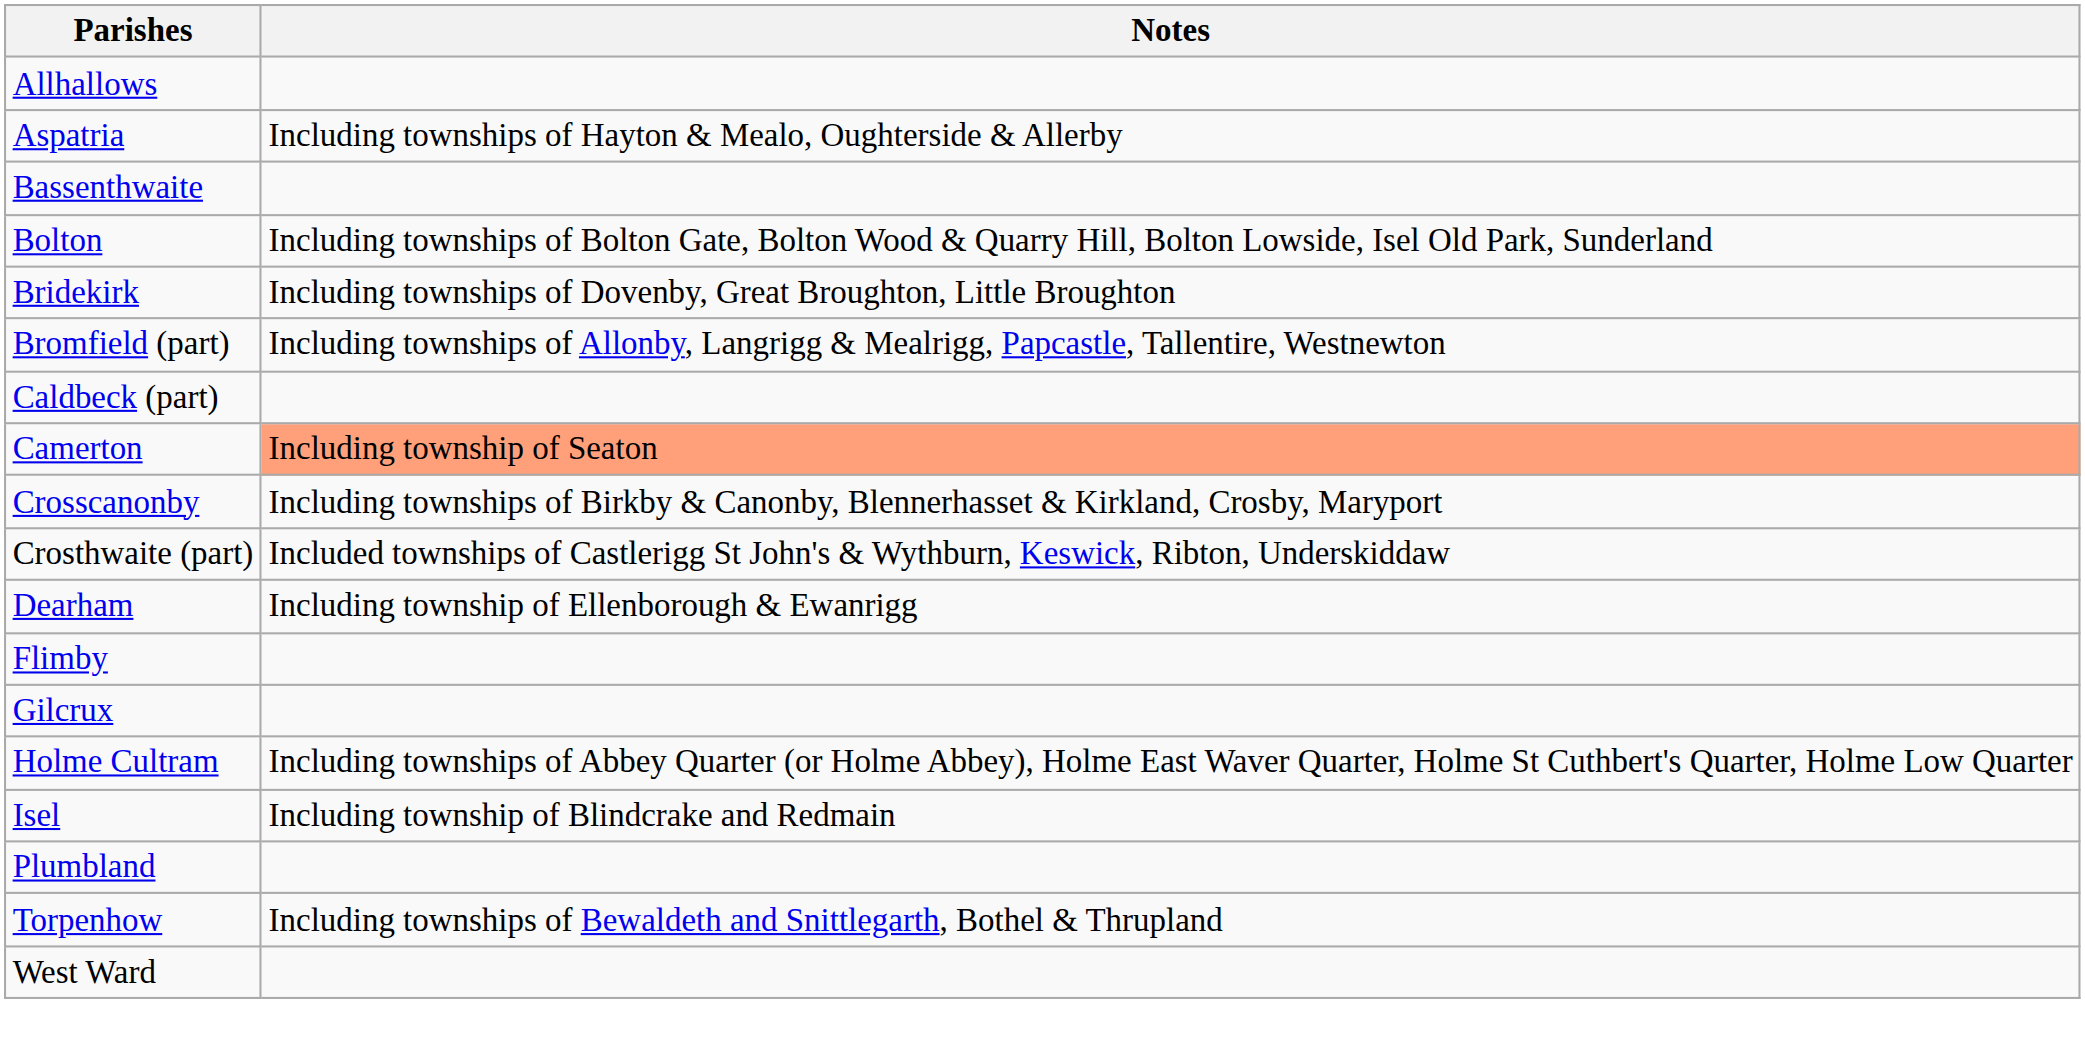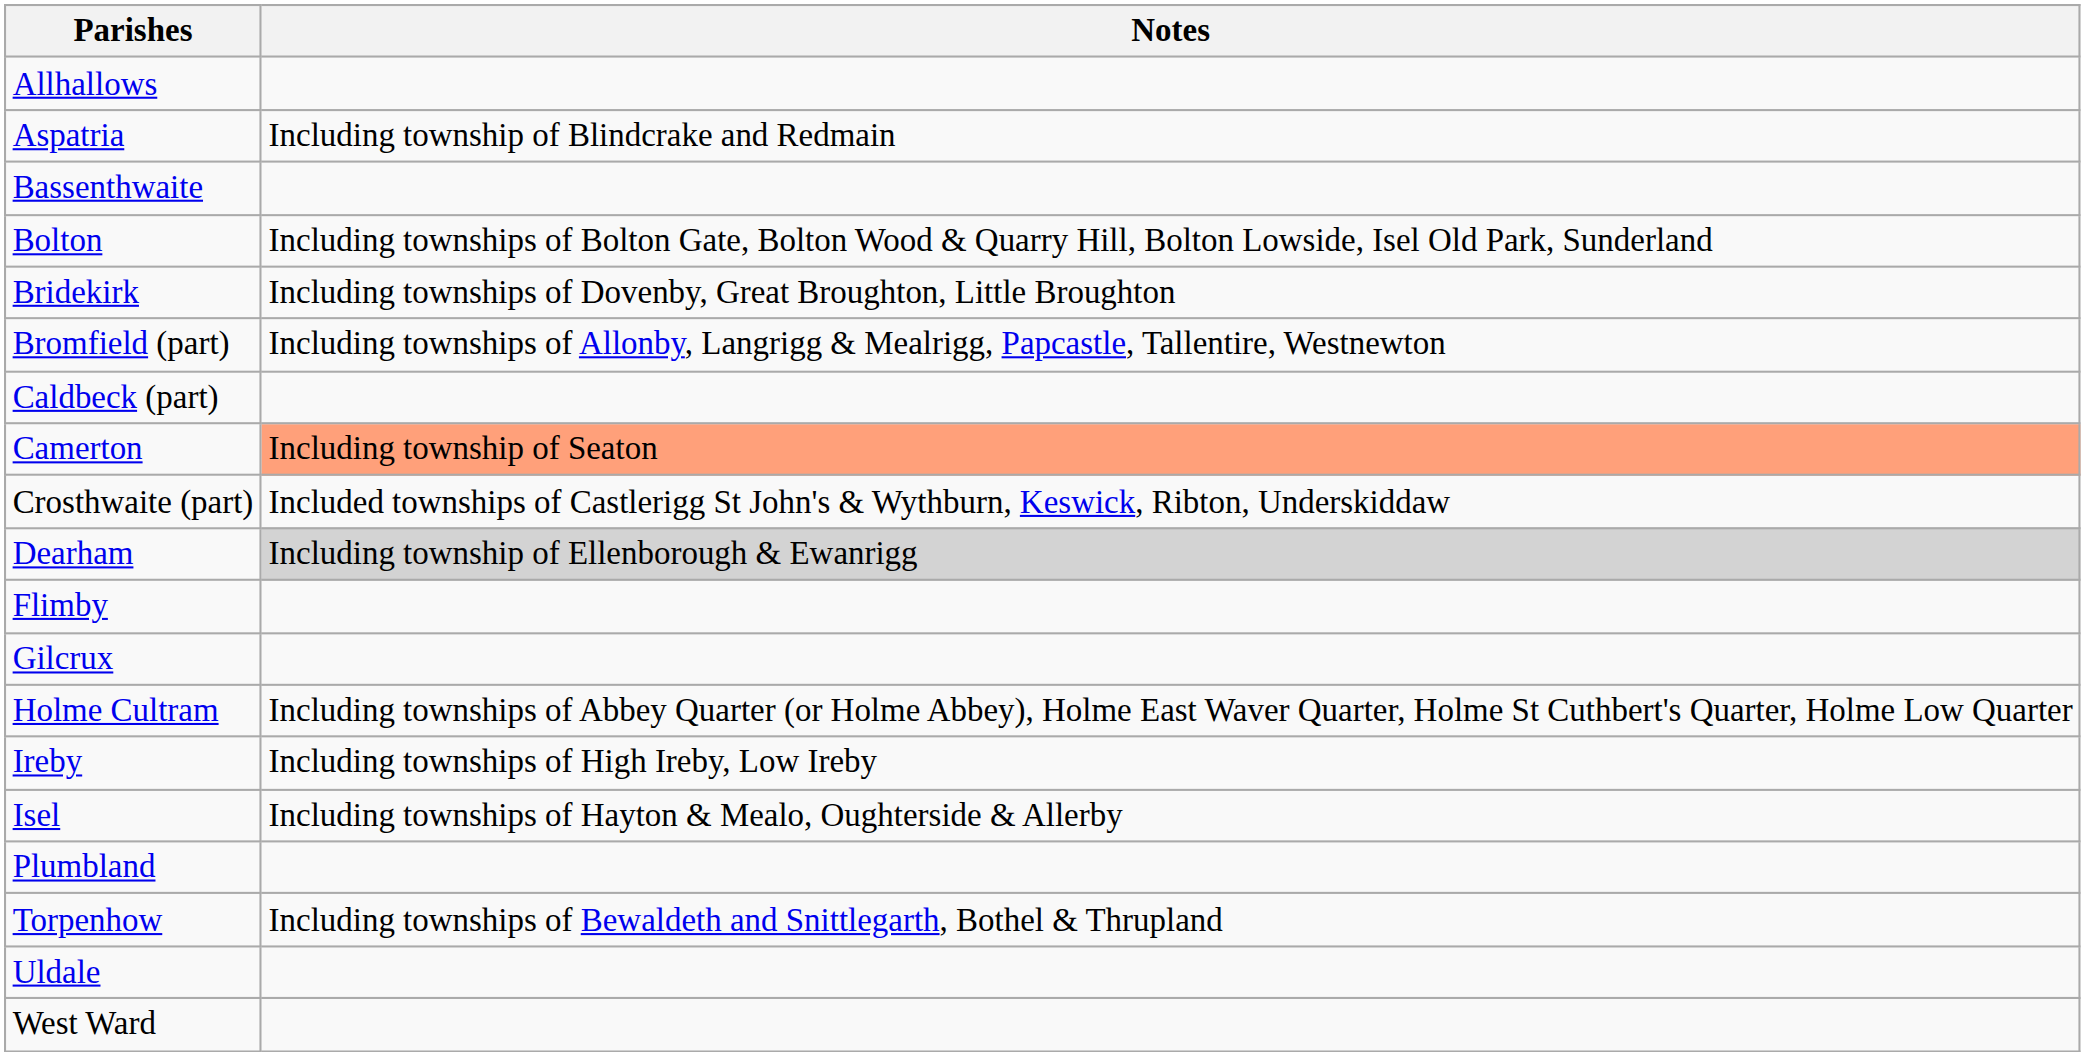(696, 135) Including townships of Hayton & Mealo, Oughterside & Allerby -> (582, 135) Including township of Blindcrake and Redmain
- row: (106, 501)
(593, 605) no background -> (593, 553) lightgrey background
+ row: (47, 762)
(582, 814) Including township of Blindcrake and Redmain -> (696, 814) Including townships of Hayton & Mealo, Oughterside & Allerby
+ row: (57, 971)
